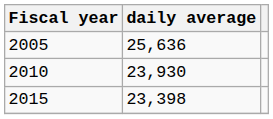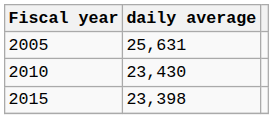(156, 45) 25,636 -> (156, 45) 25,631
(156, 72) 23,930 -> (156, 72) 23,430
